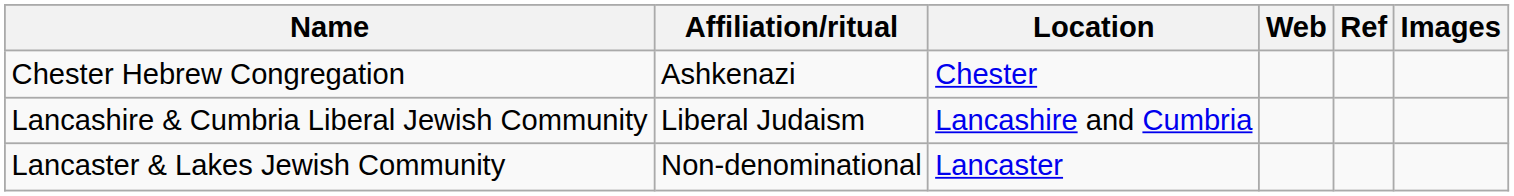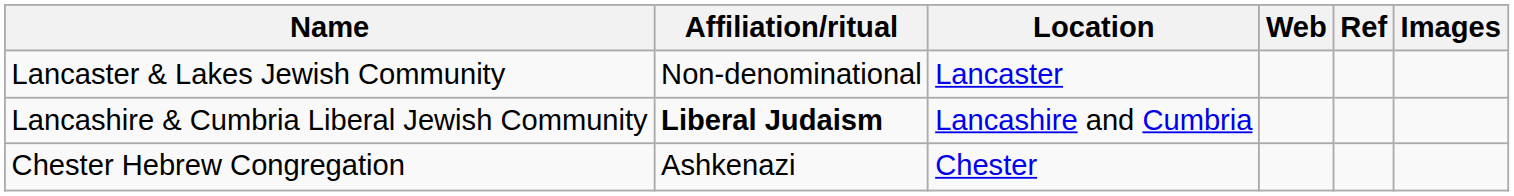rows swapped: (208, 73) <-> (258, 166)
(763, 119) normal -> (772, 119) bold
